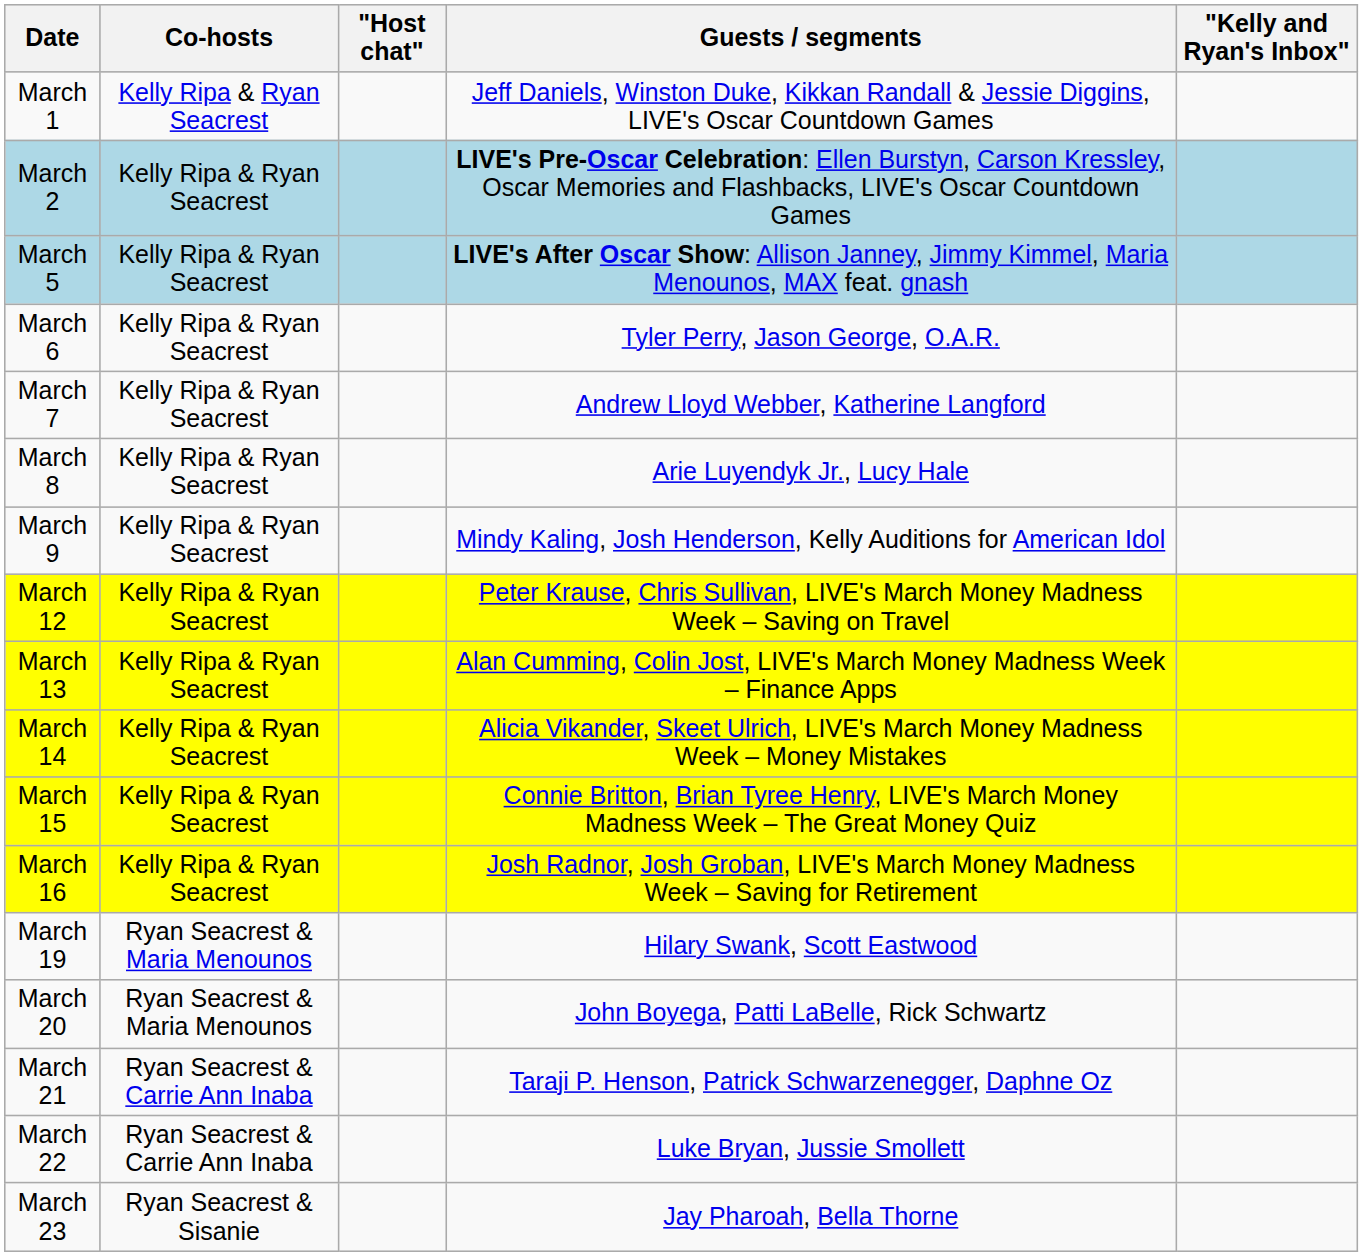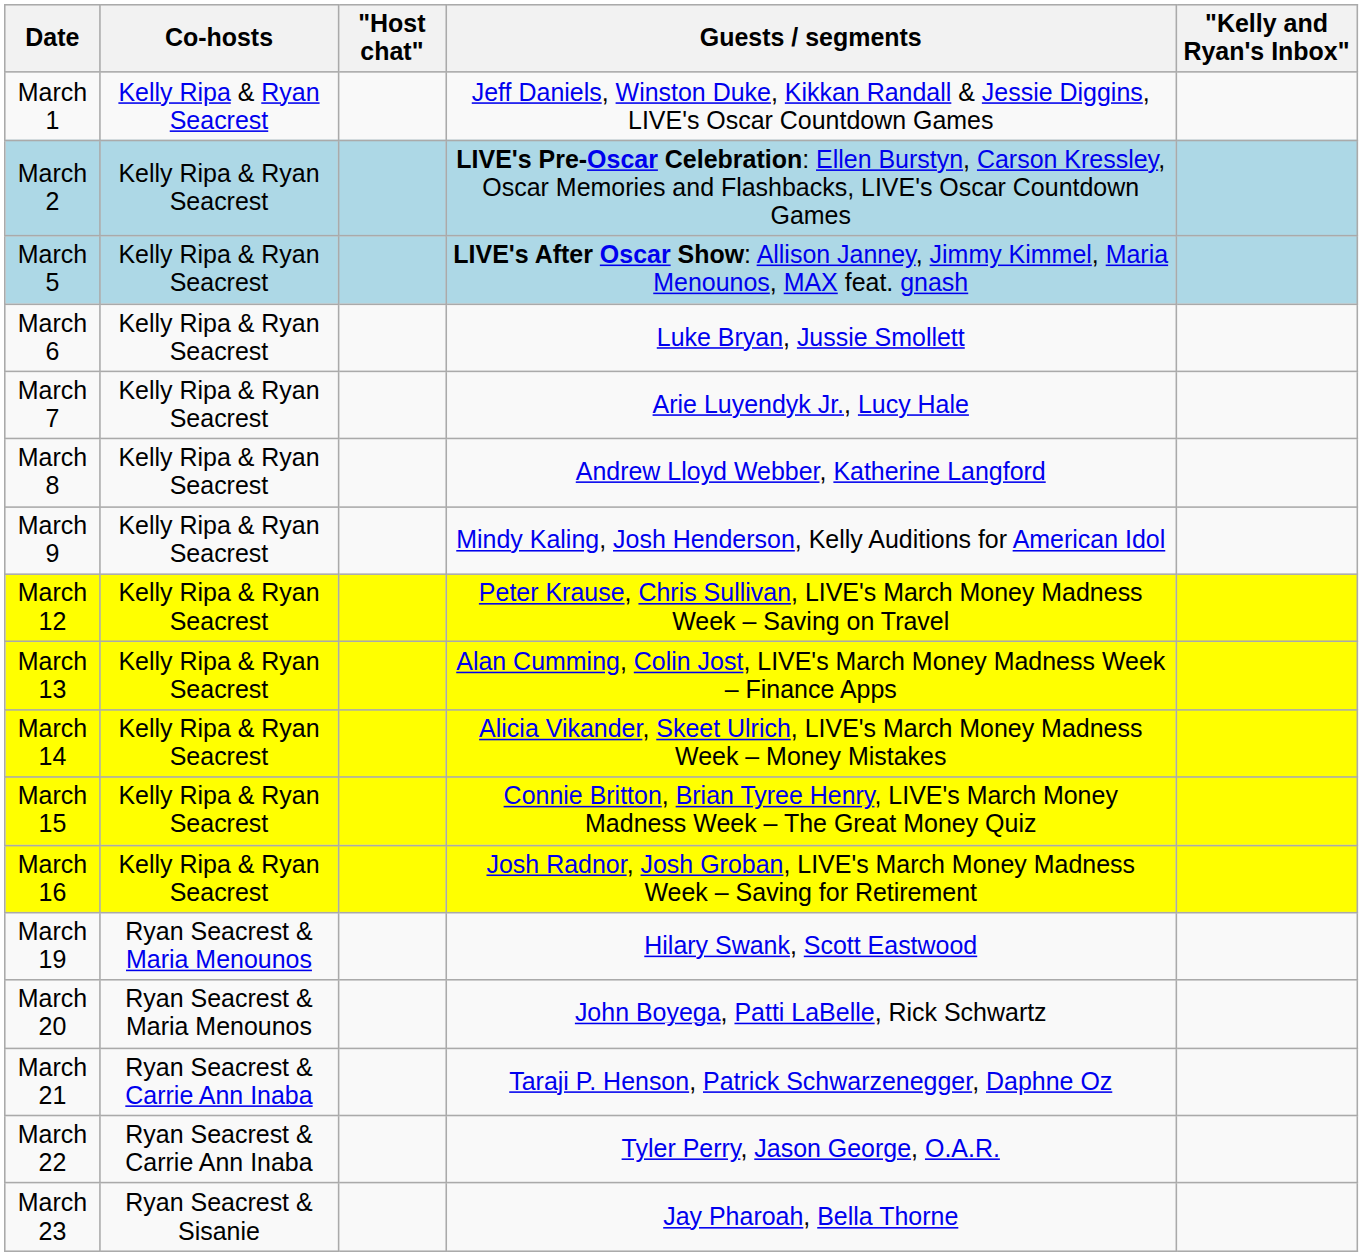(811, 337) Tyler Perry, Jason George, O.A.R. -> (811, 337) Luke Bryan, Jussie Smollett
(811, 404) Andrew Lloyd Webber, Katherine Langford -> (811, 404) Arie Luyendyk Jr., Lucy Hale
(811, 472) Arie Luyendyk Jr., Lucy Hale -> (811, 472) Andrew Lloyd Webber, Katherine Langford
(811, 1149) Luke Bryan, Jussie Smollett -> (811, 1149) Tyler Perry, Jason George, O.A.R.
